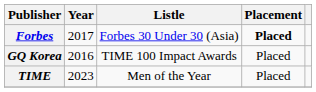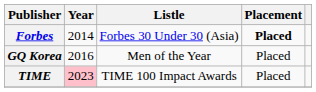(81, 35) 2017 -> (81, 35) 2014
(169, 55) TIME 100 Impact Awards -> (169, 55) Men of the Year
(81, 76) no background -> (81, 76) pink background
(169, 76) Men of the Year -> (169, 76) TIME 100 Impact Awards
